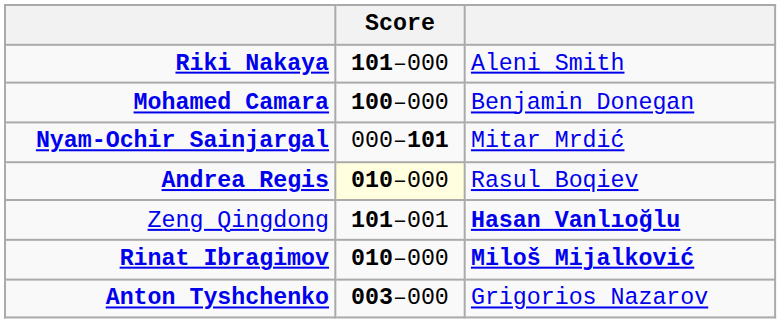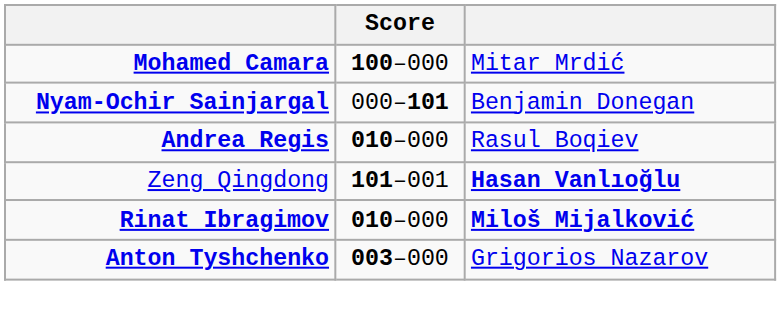- row: (252, 63)
(583, 102) Benjamin Donegan -> (548, 63) Mitar Mrdić
(548, 142) Mitar Mrdić -> (583, 102) Benjamin Donegan
(400, 181) lightyellow background -> (400, 142) no background
